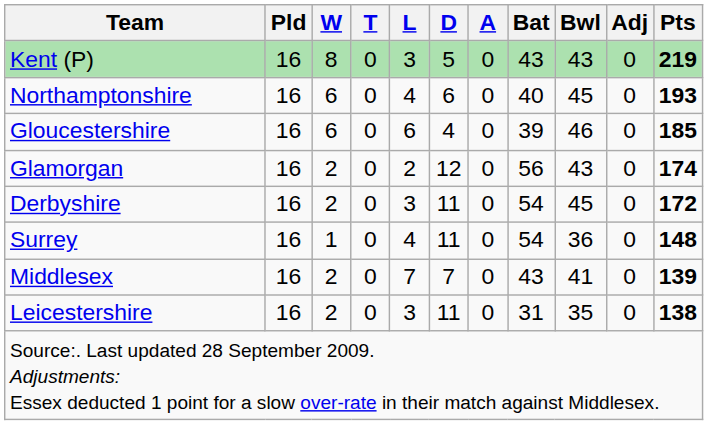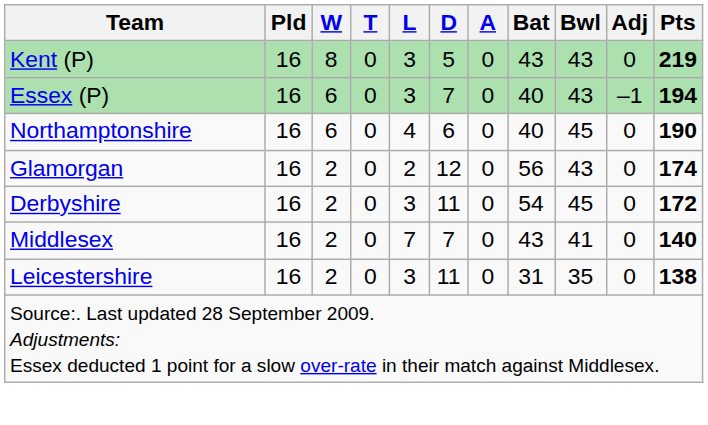+ row: (60, 95)
(678, 95) 193 -> (678, 131) 190
- row: (90, 131)
- row: (44, 240)
(678, 276) 139 -> (678, 240) 140
